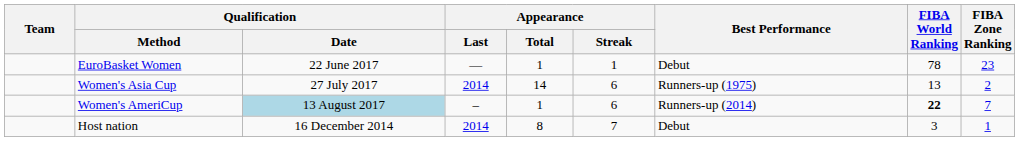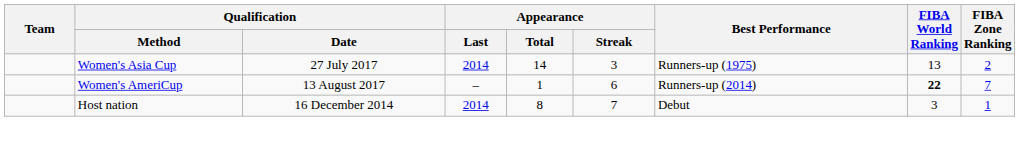- row: (130, 64)
(614, 85) 6 -> (614, 64) 3
(344, 105) lightblue background -> (344, 85) no background
